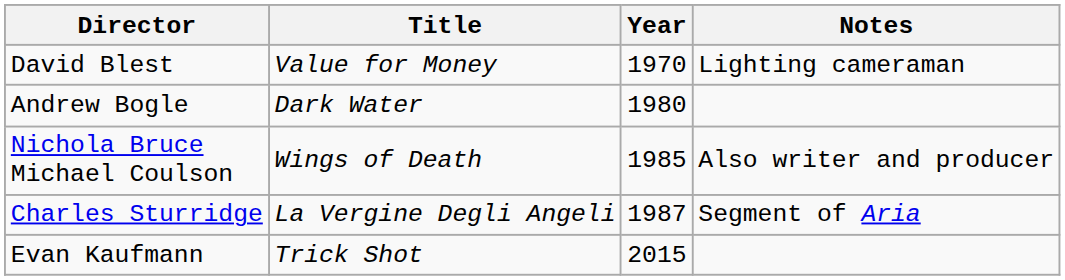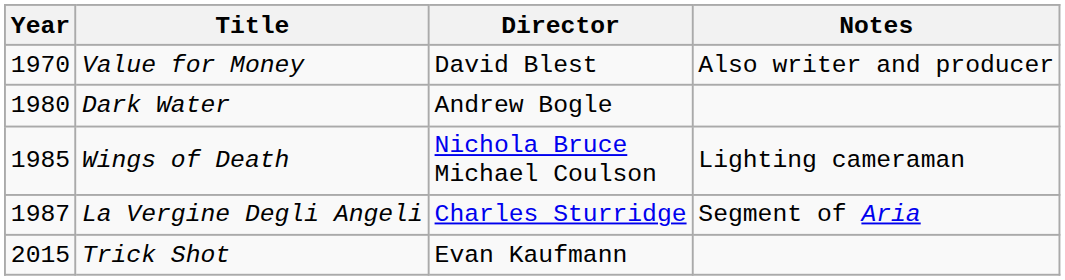columns swapped: (657, 25) <-> (137, 25)
(832, 65) Lighting cameraman -> (876, 65) Also writer and producer
(876, 160) Also writer and producer -> (832, 160) Lighting cameraman
